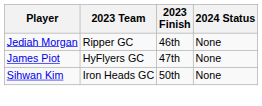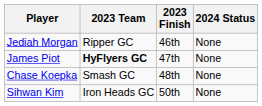(113, 59) normal -> (115, 59) bold
+ row: (42, 76)
